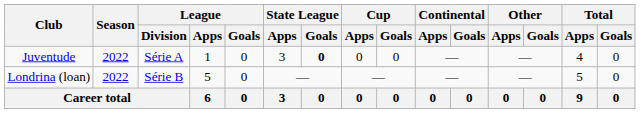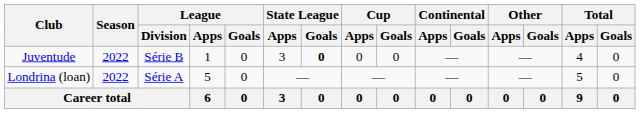(164, 56) Série A -> (164, 56) Série B
(164, 77) Série B -> (164, 77) Série A
